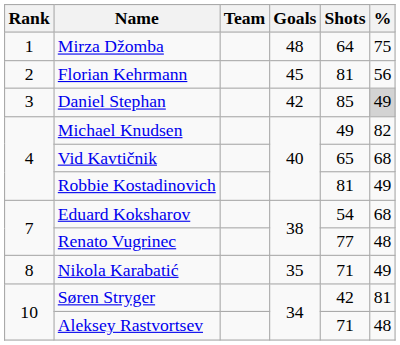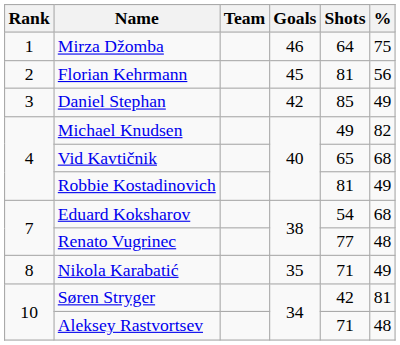(295, 46) 48 -> (295, 46) 46
(383, 102) lightgrey background -> (383, 102) no background
